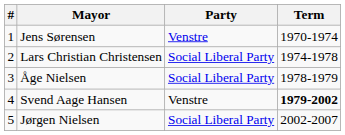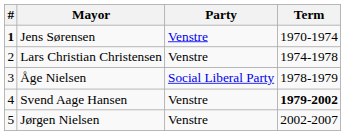(11, 36) normal -> (11, 36) bold
(221, 57) Social Liberal Party -> (188, 57) Venstre
(221, 120) Social Liberal Party -> (188, 120) Venstre
